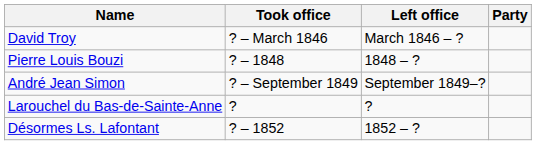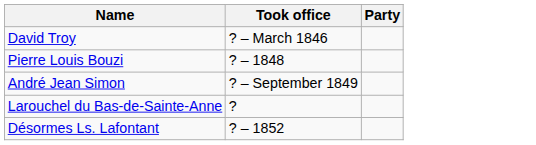- column: (425, 15)
